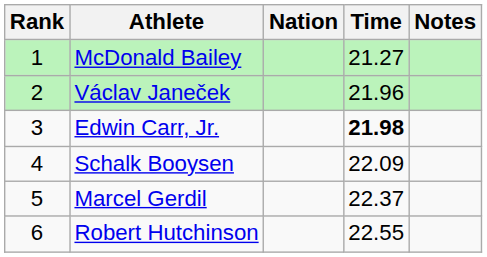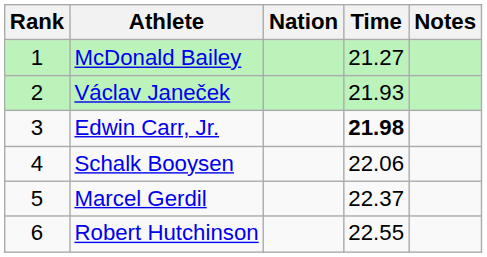(376, 92) 21.96 -> (376, 92) 21.93
(376, 163) 22.09 -> (376, 163) 22.06
